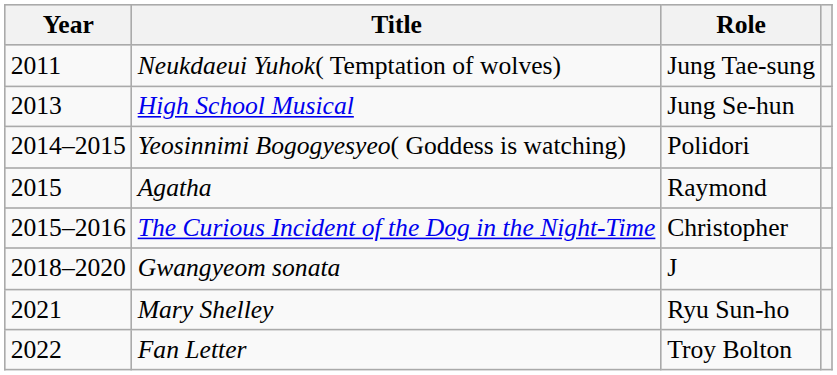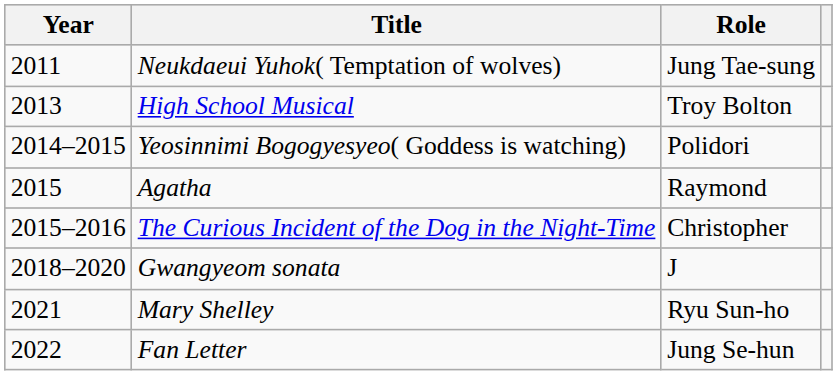(731, 106) Jung Se-hun -> (730, 106) Troy Bolton
(730, 349) Troy Bolton -> (731, 349) Jung Se-hun
